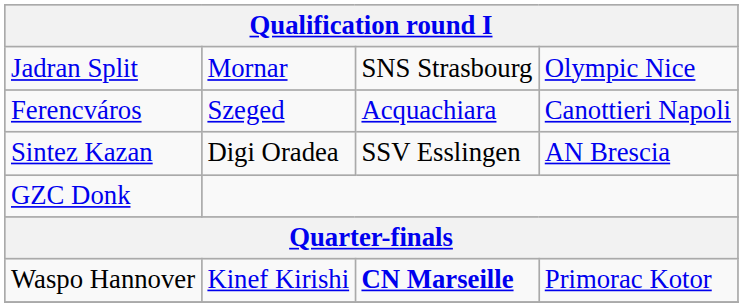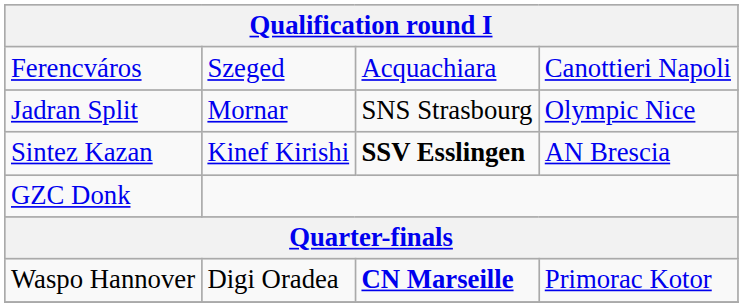rows swapped: (74, 68) <-> (76, 110)
(273, 152) Digi Oradea -> (278, 152) Kinef Kirishi
(441, 152) normal -> (443, 152) bold
(278, 279) Kinef Kirishi -> (273, 279) Digi Oradea
